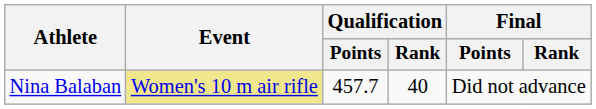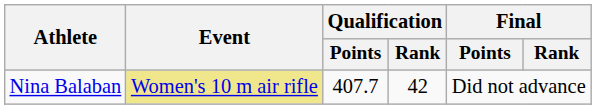(356, 87) 457.7 -> (356, 87) 407.7
(418, 87) 40 -> (418, 87) 42
